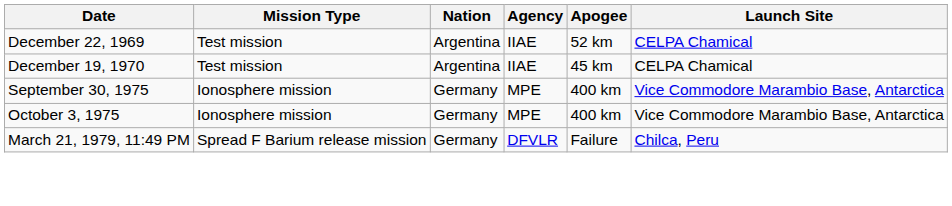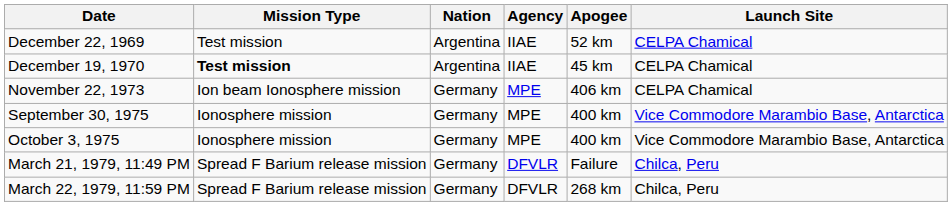(240, 66) normal -> (244, 66) bold
+ row: (76, 90)
+ row: (99, 189)
